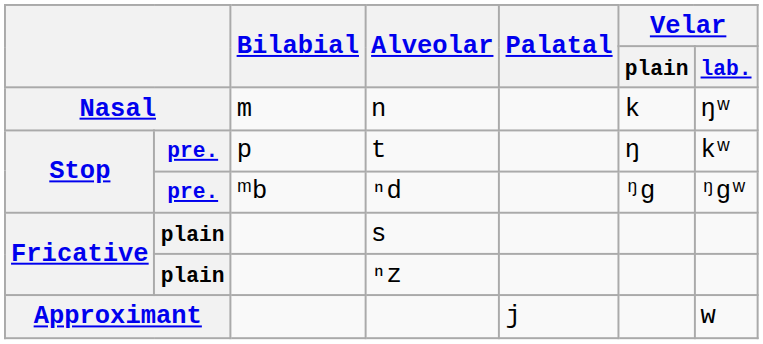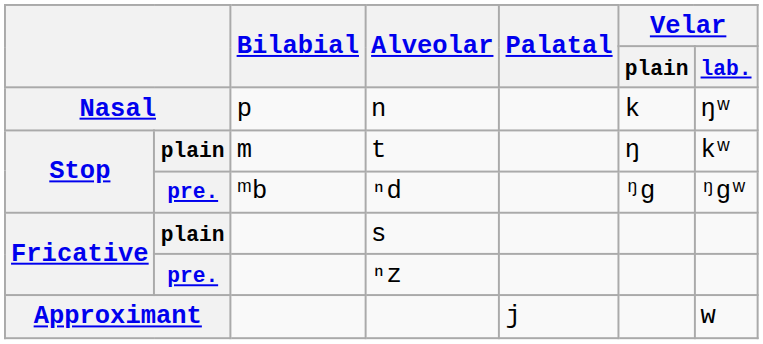(244, 109) m -> (244, 109) p
(193, 150) pre. -> (193, 151) plain
(244, 150) p -> (244, 150) m
(193, 276) plain -> (193, 275) pre.
